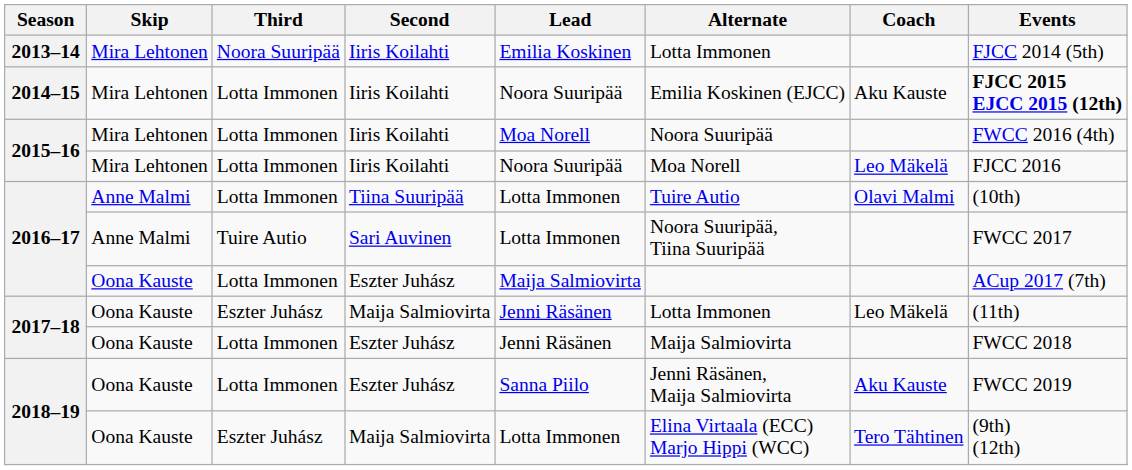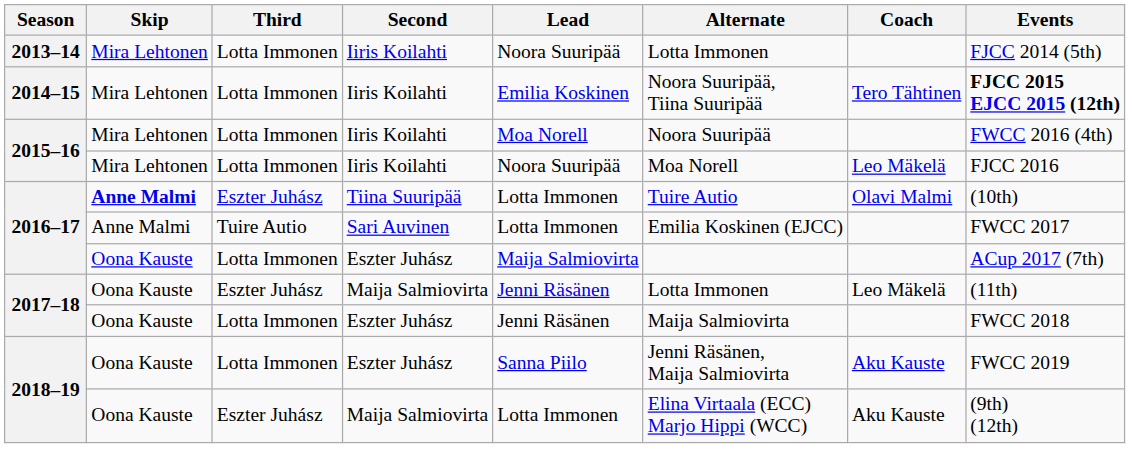(278, 50) Noora Suuripää -> (277, 50) Lotta Immonen
(565, 50) Emilia Koskinen -> (559, 50) Noora Suuripää
(561, 92) Noora Suuripää -> (563, 92) Emilia Koskinen
(747, 92) Emilia Koskinen (EJCC) -> (712, 92) Noora Suuripää, Tiina Suuripää
(900, 92) Aku Kauste -> (907, 92) Tero Tähtinen
(141, 196) normal -> (144, 196) bold
(277, 196) Lotta Immonen -> (270, 196) Eszter Juhász
(714, 238) Noora Suuripää, Tiina Suuripää -> (745, 227) Emilia Koskinen (EJCC)
(909, 437) Tero Tähtinen -> (898, 415) Aku Kauste
